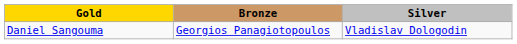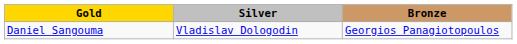columns swapped: (427, 13) <-> (258, 13)
